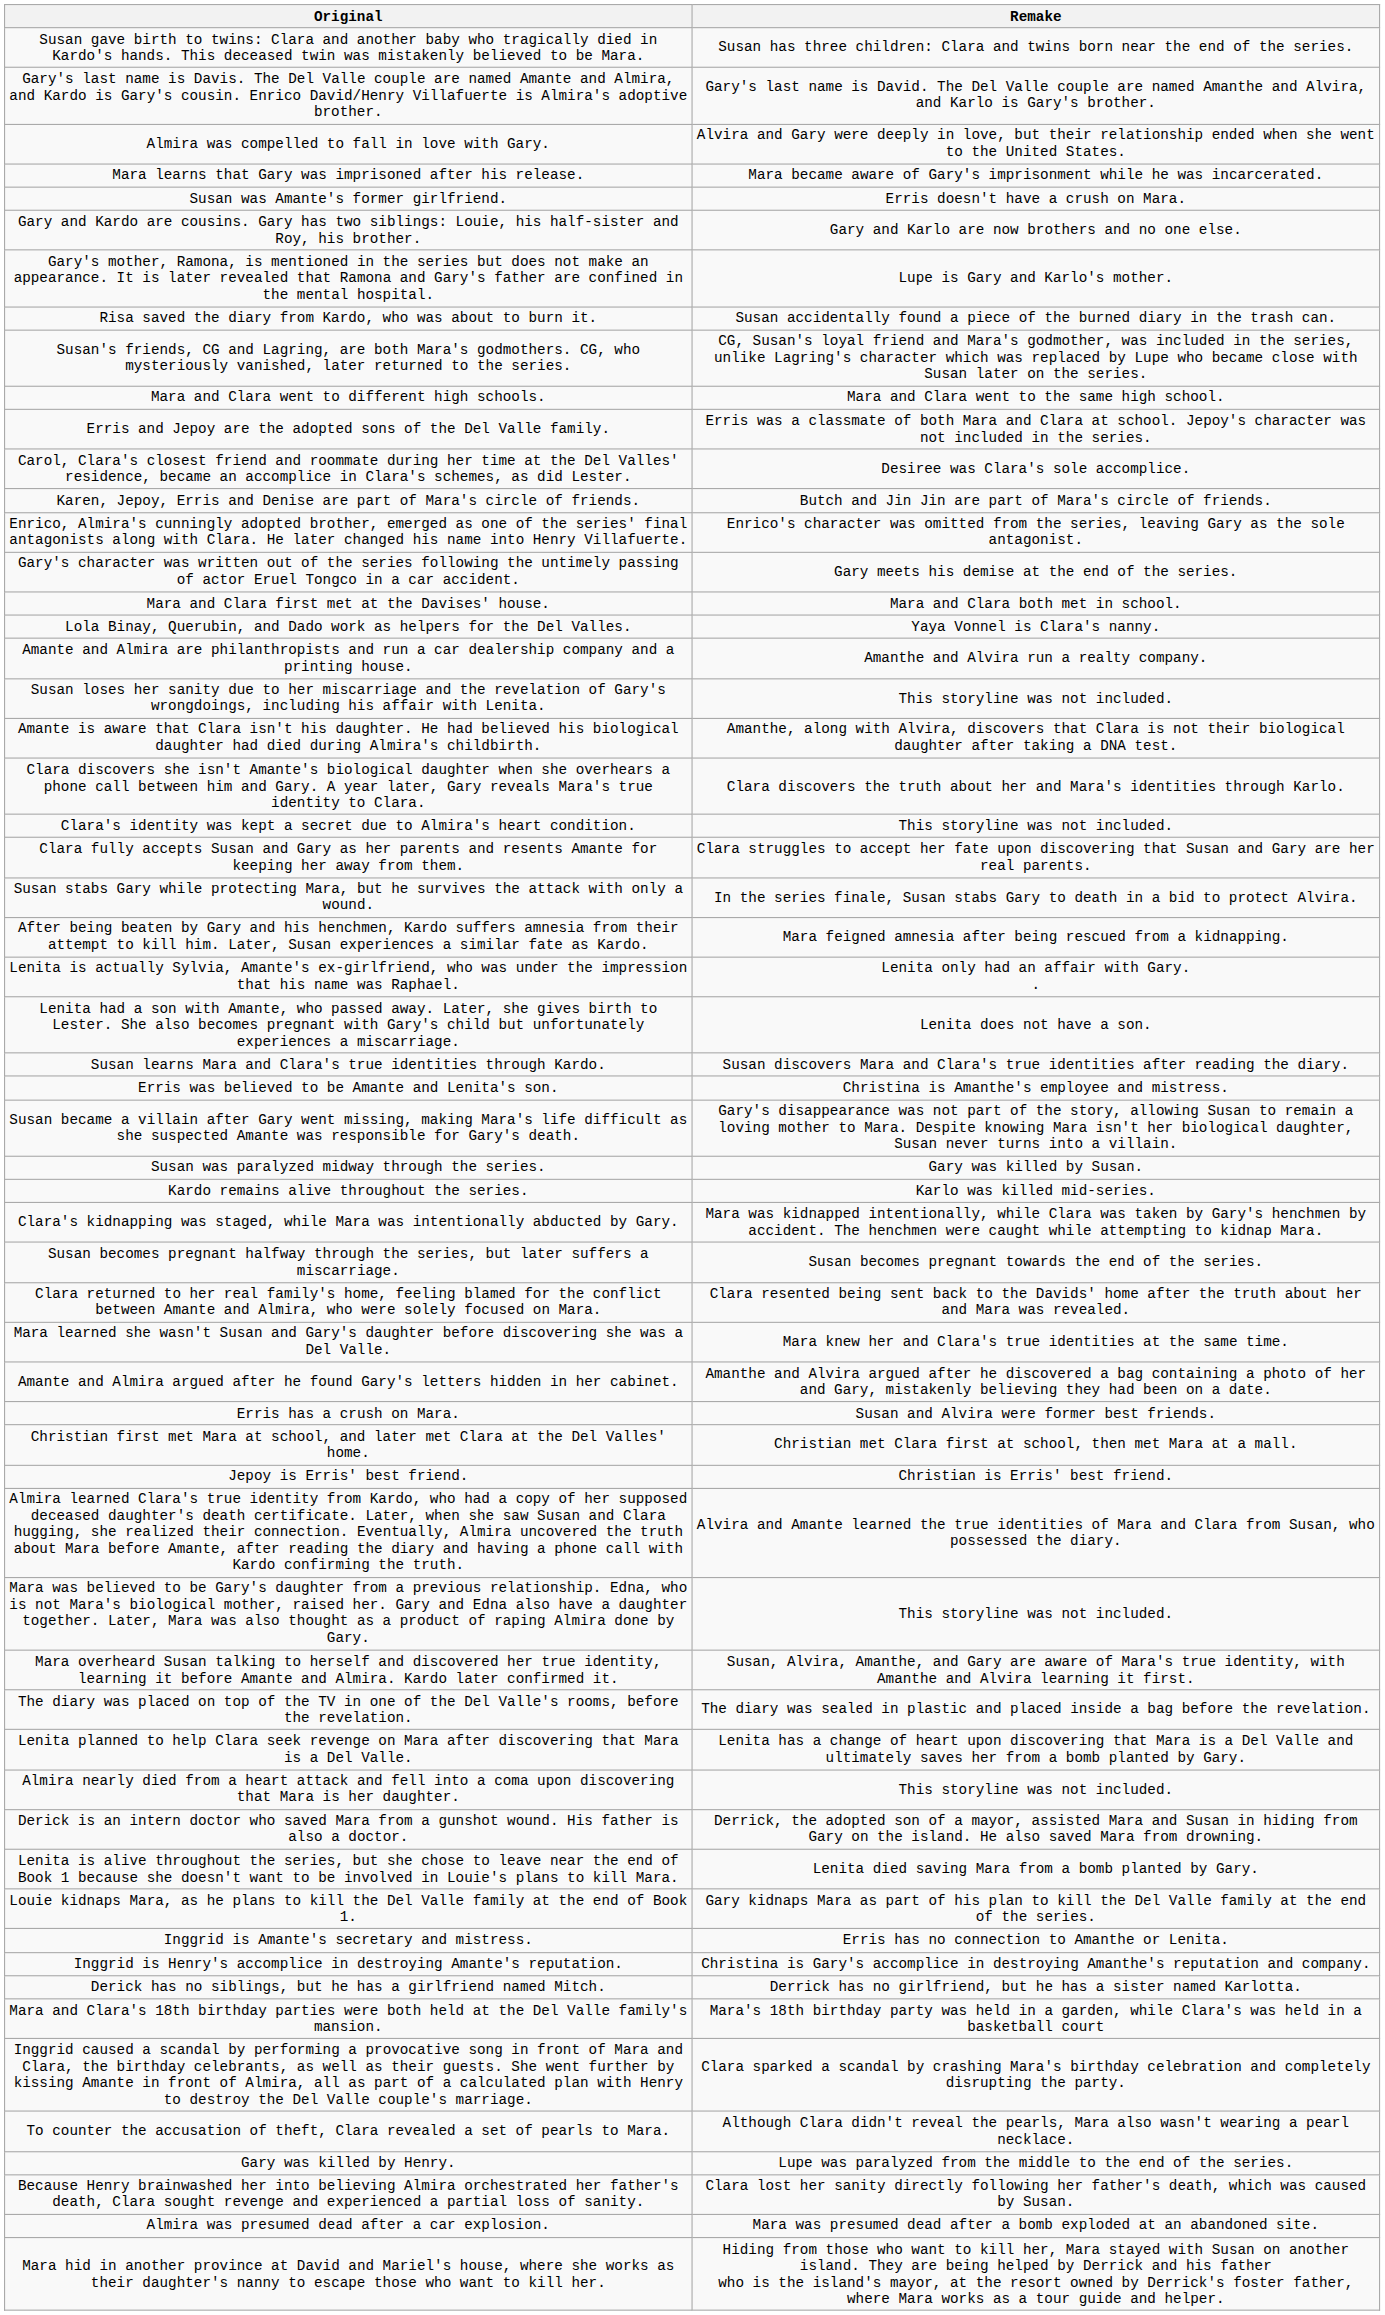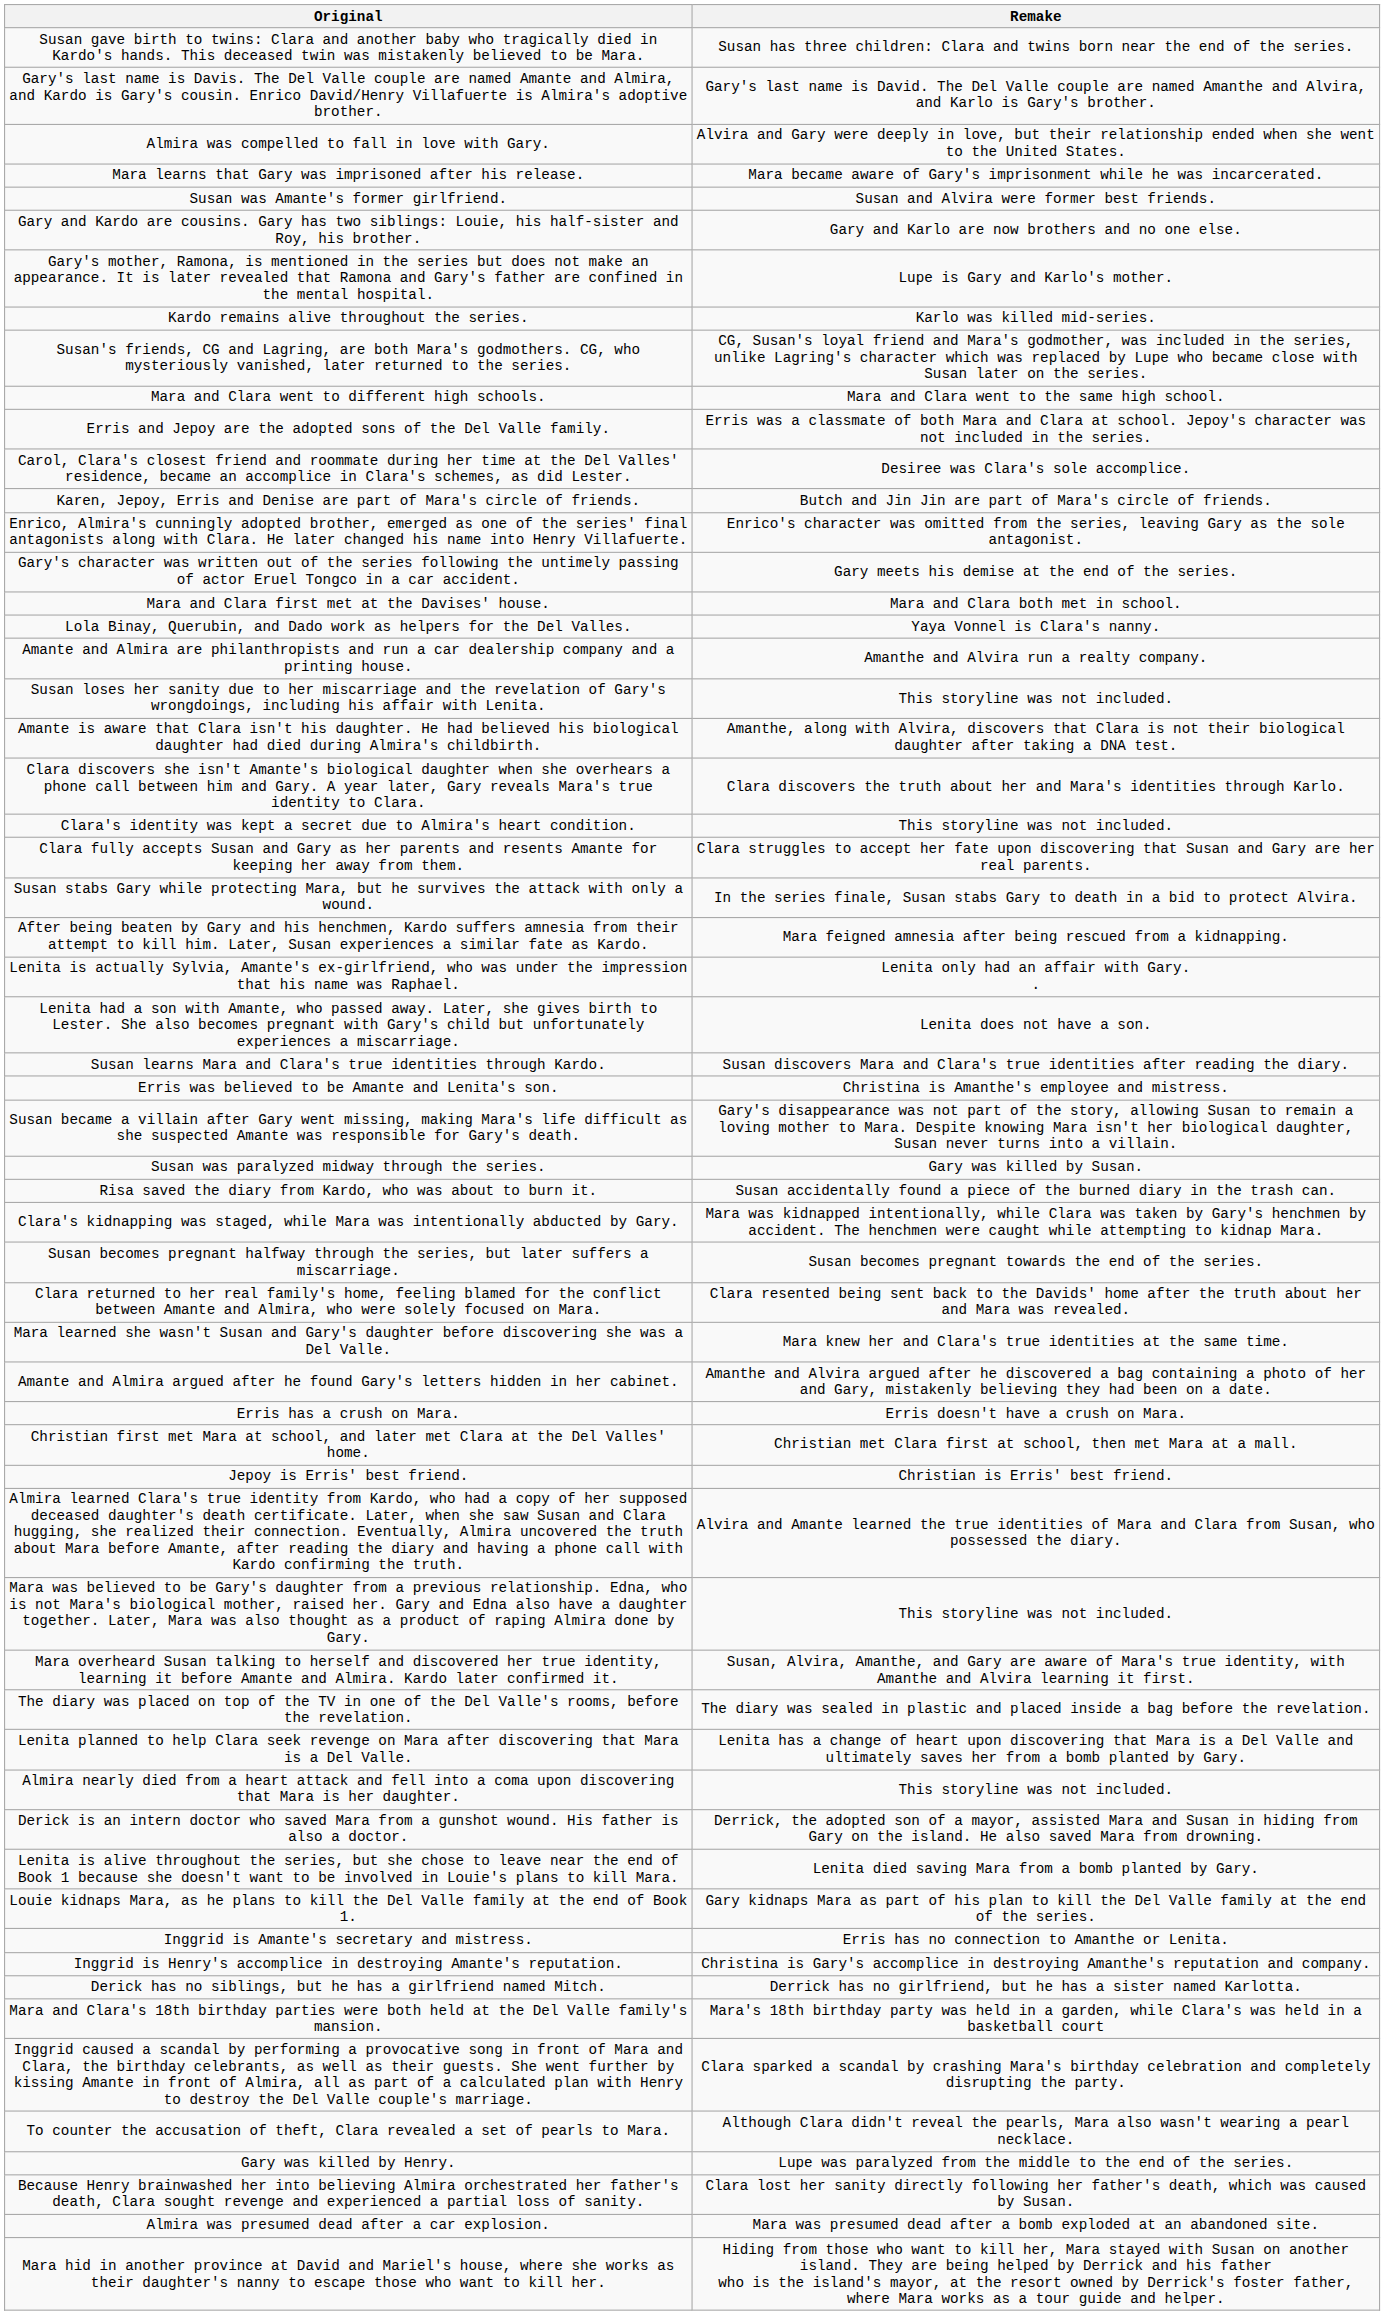(1036, 199) Erris doesn't have a crush on Mara. -> (1036, 199) Susan and Alvira were former best friends.
rows swapped: (348, 1191) <-> (348, 318)
(1036, 1413) Susan and Alvira were former best friends. -> (1036, 1413) Erris doesn't have a crush on Mara.
